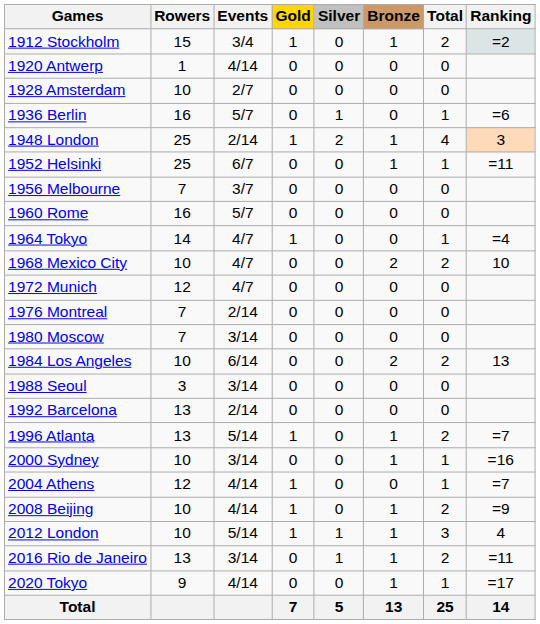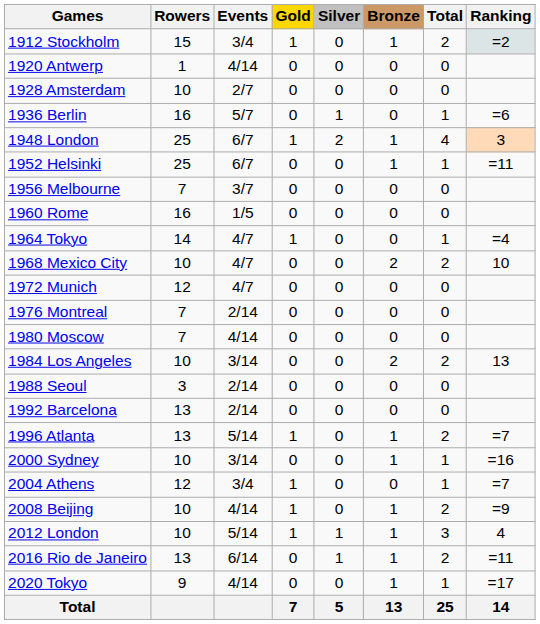(243, 139) 2/14 -> (243, 139) 6/7
(243, 213) 5/7 -> (243, 213) 1/5
(243, 336) 3/14 -> (243, 336) 4/14
(243, 361) 6/14 -> (243, 361) 3/14
(243, 386) 3/14 -> (243, 386) 2/14
(243, 484) 4/14 -> (243, 484) 3/4
(243, 558) 3/14 -> (243, 558) 6/14
